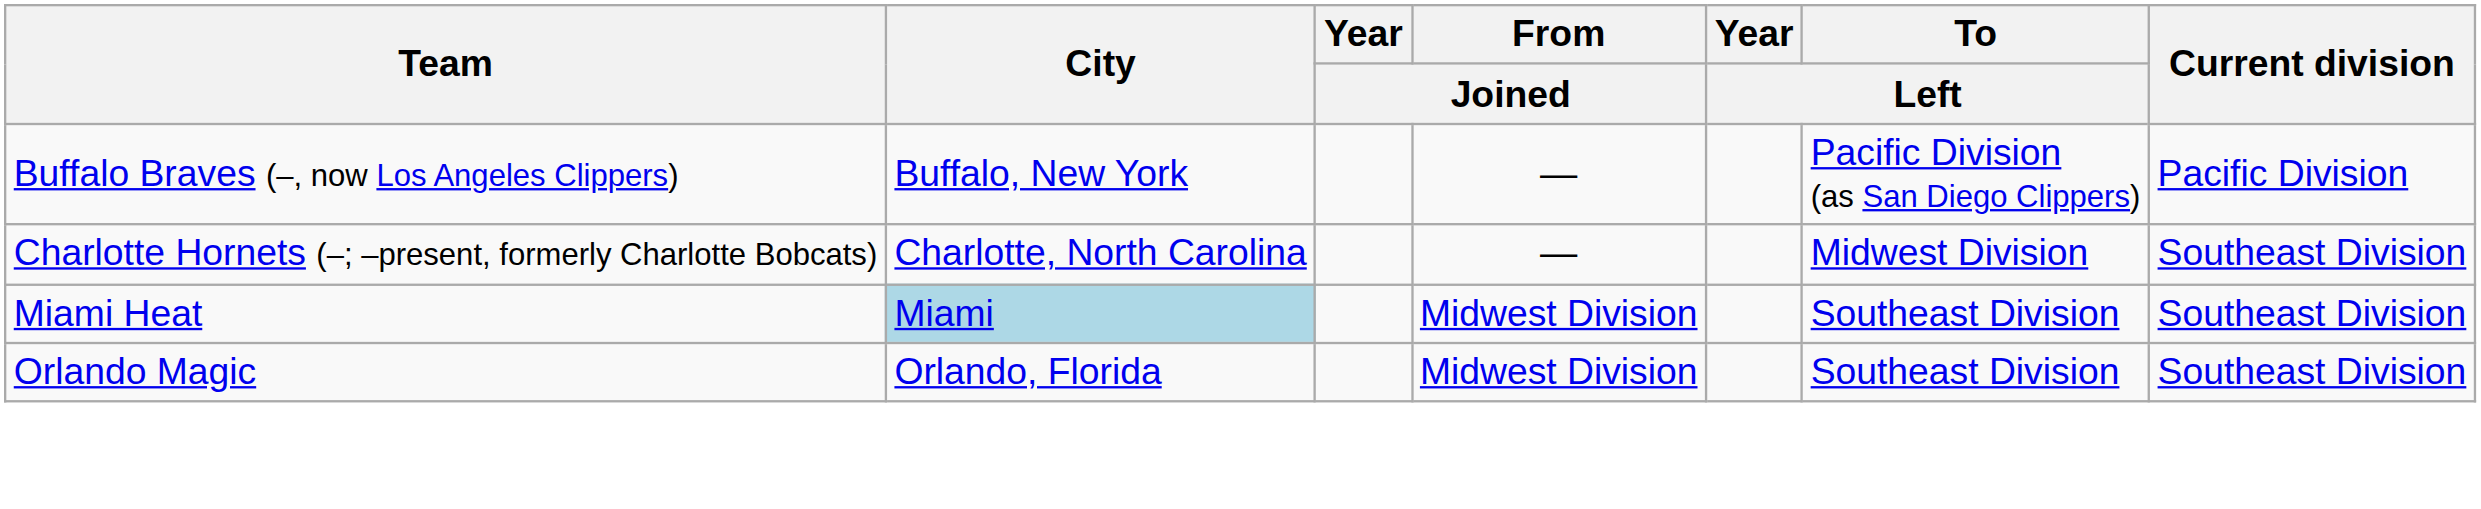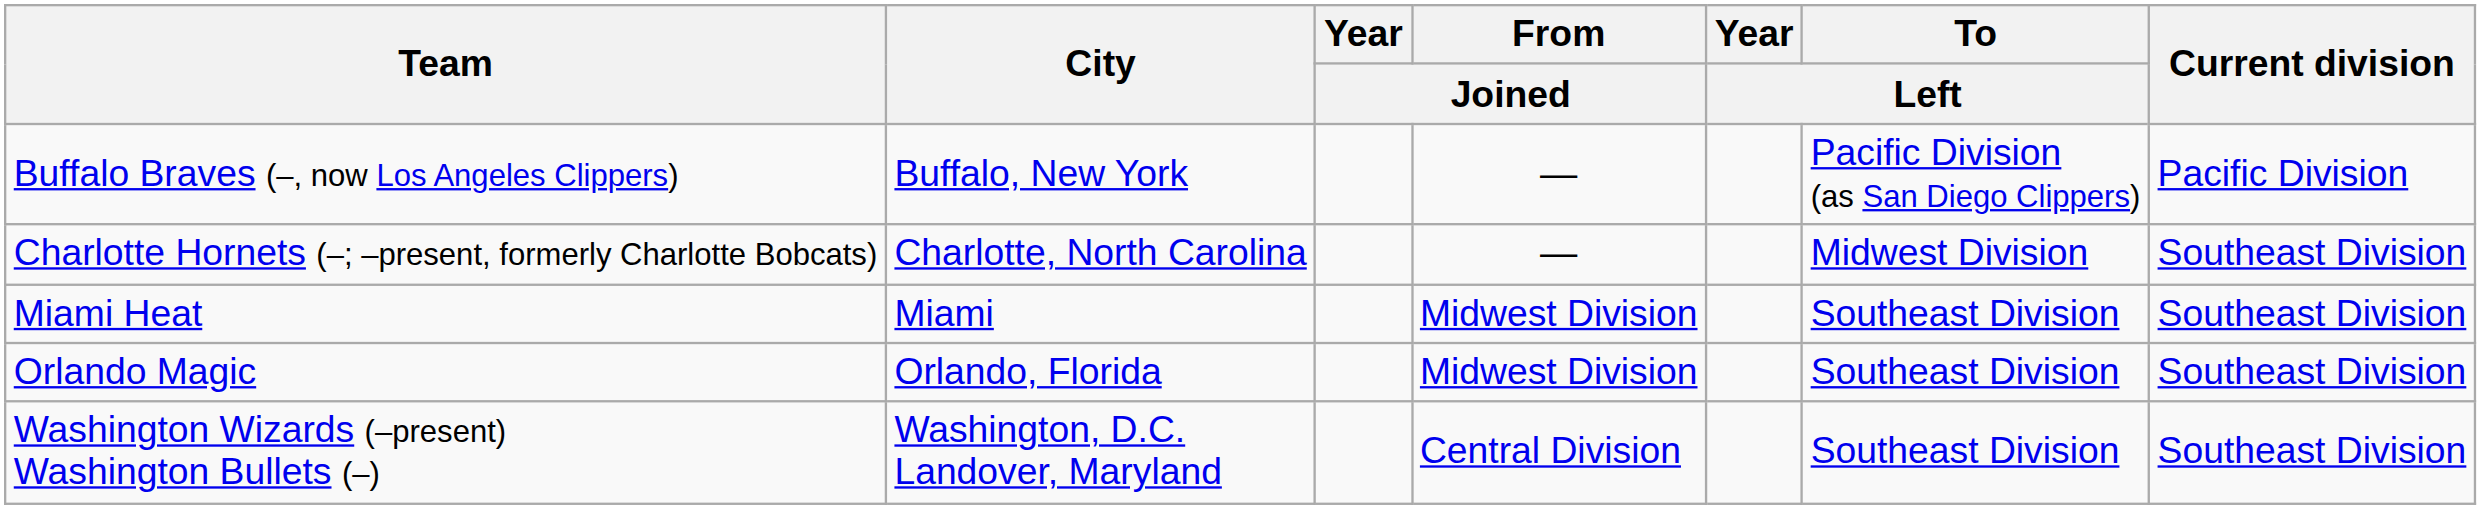(944, 312) lightblue background -> (944, 312) no background
+ row: (260, 451)
